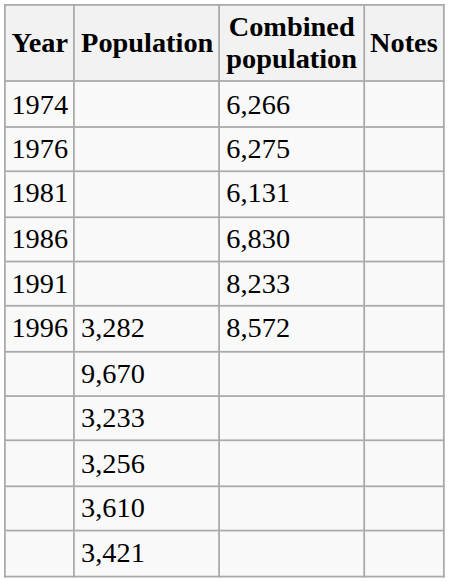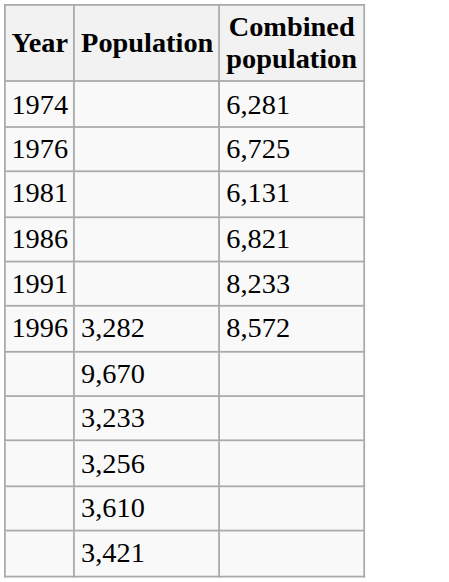- column: (404, 42)
(258, 103) 6,266 -> (258, 103) 6,281
(258, 148) 6,275 -> (258, 148) 6,725
(258, 238) 6,830 -> (258, 238) 6,821
